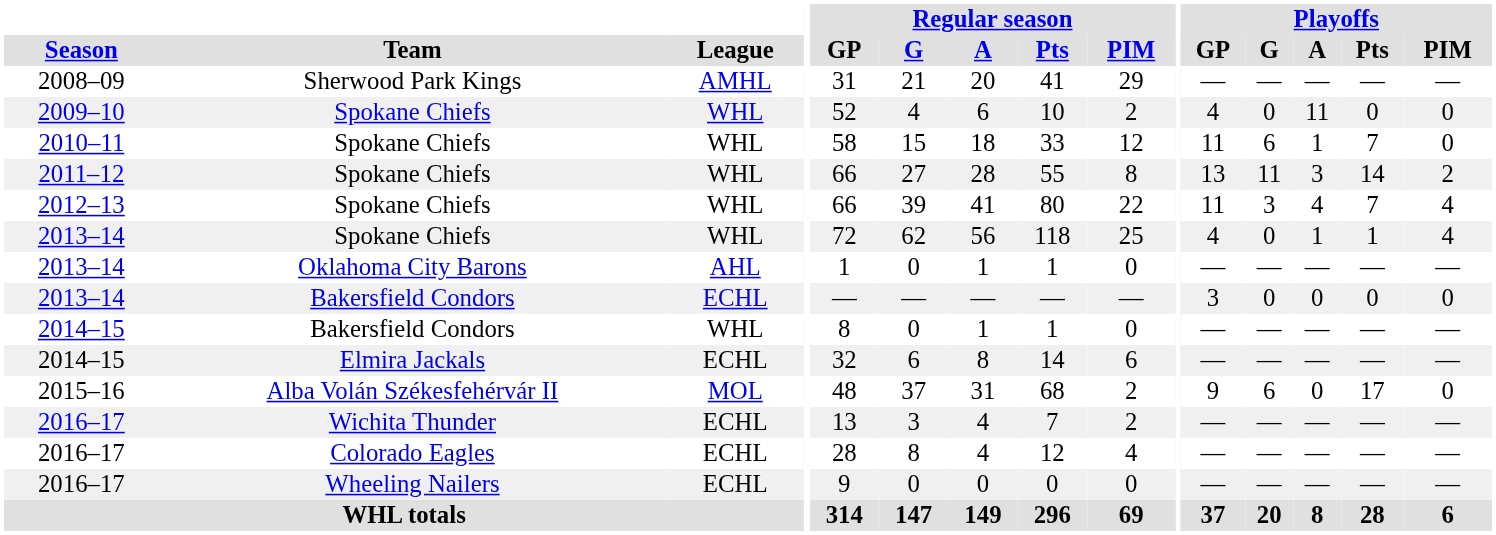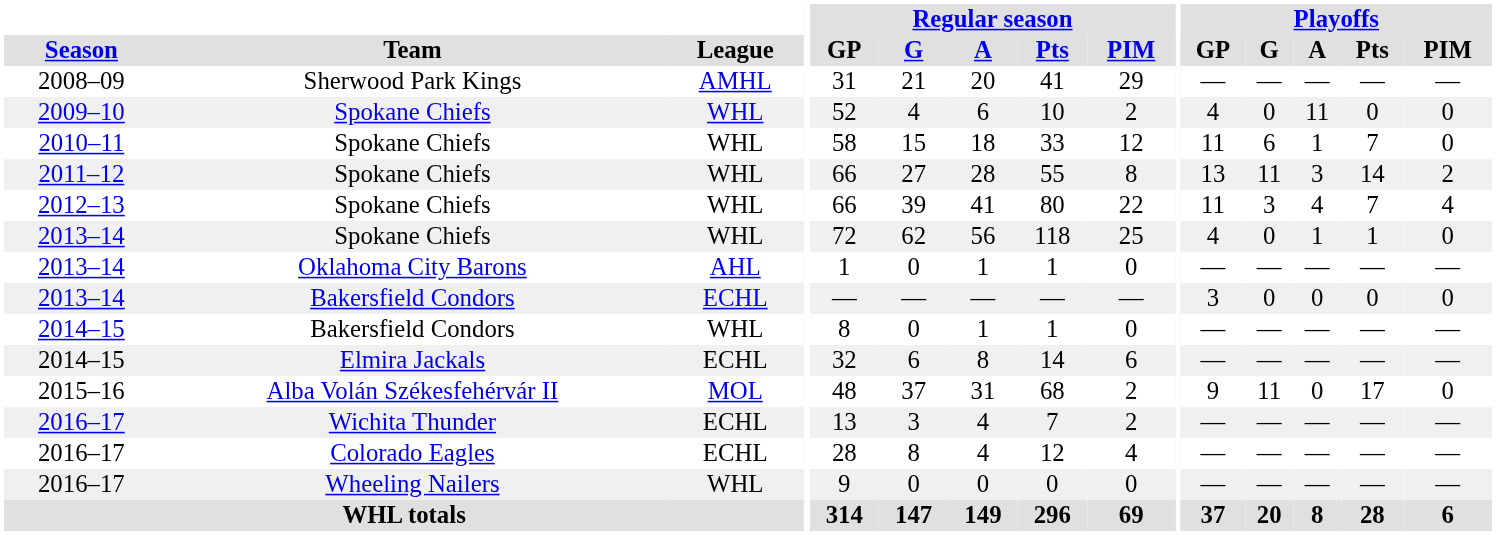(1448, 236) 4 -> (1448, 236) 0
(1269, 391) 6 -> (1269, 391) 11
(735, 484) ECHL -> (735, 484) WHL
